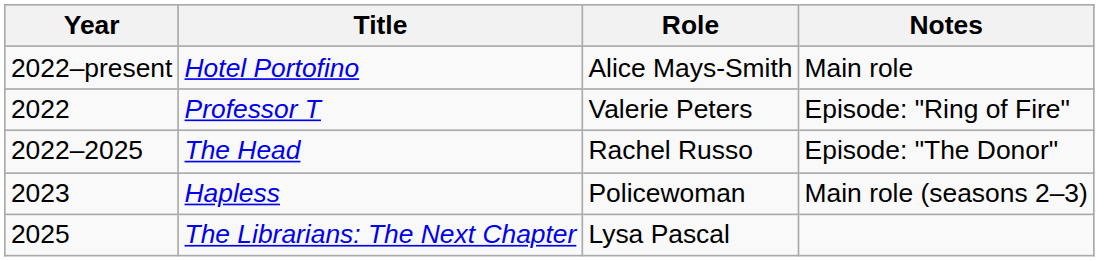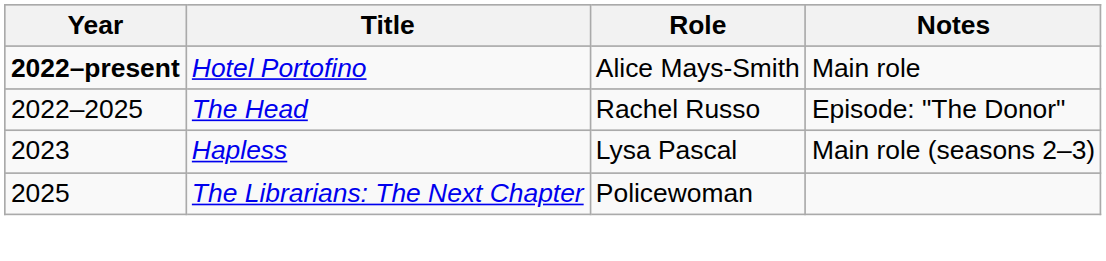(92, 67) normal -> (95, 67) bold
- row: (253, 109)
(667, 192) Policewoman -> (667, 151) Lysa Pascal
(659, 234) Lysa Pascal -> (674, 192) Policewoman
